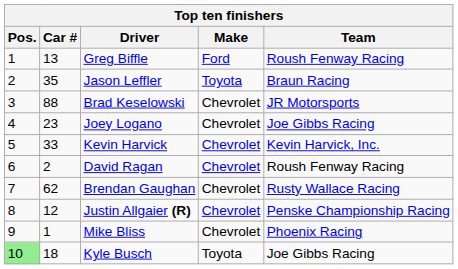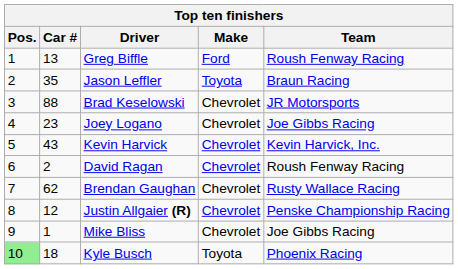(51, 145) 33 -> (51, 145) 43
(315, 232) Phoenix Racing -> (321, 232) Joe Gibbs Racing
(321, 253) Joe Gibbs Racing -> (315, 253) Phoenix Racing
